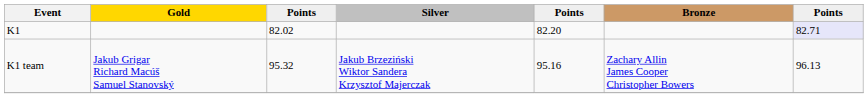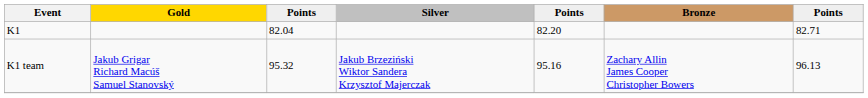(281, 30) 82.02 -> (281, 30) 82.04
(808, 30) lavender background -> (808, 30) no background
